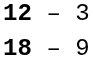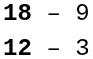rows swapped: (46, 14) <-> (46, 49)
